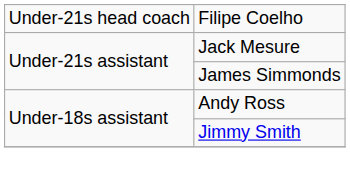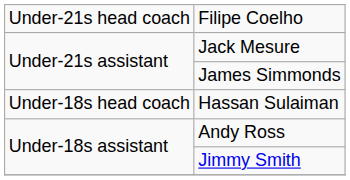+ row: (268, 103)
